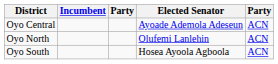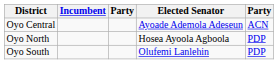(174, 38) Olufemi Lanlehin -> (184, 38) Hosea Ayoola Agboola
(258, 38) ACN -> (257, 38) PDP
(184, 52) Hosea Ayoola Agboola -> (174, 52) Olufemi Lanlehin
(258, 52) ACN -> (257, 52) PDP
